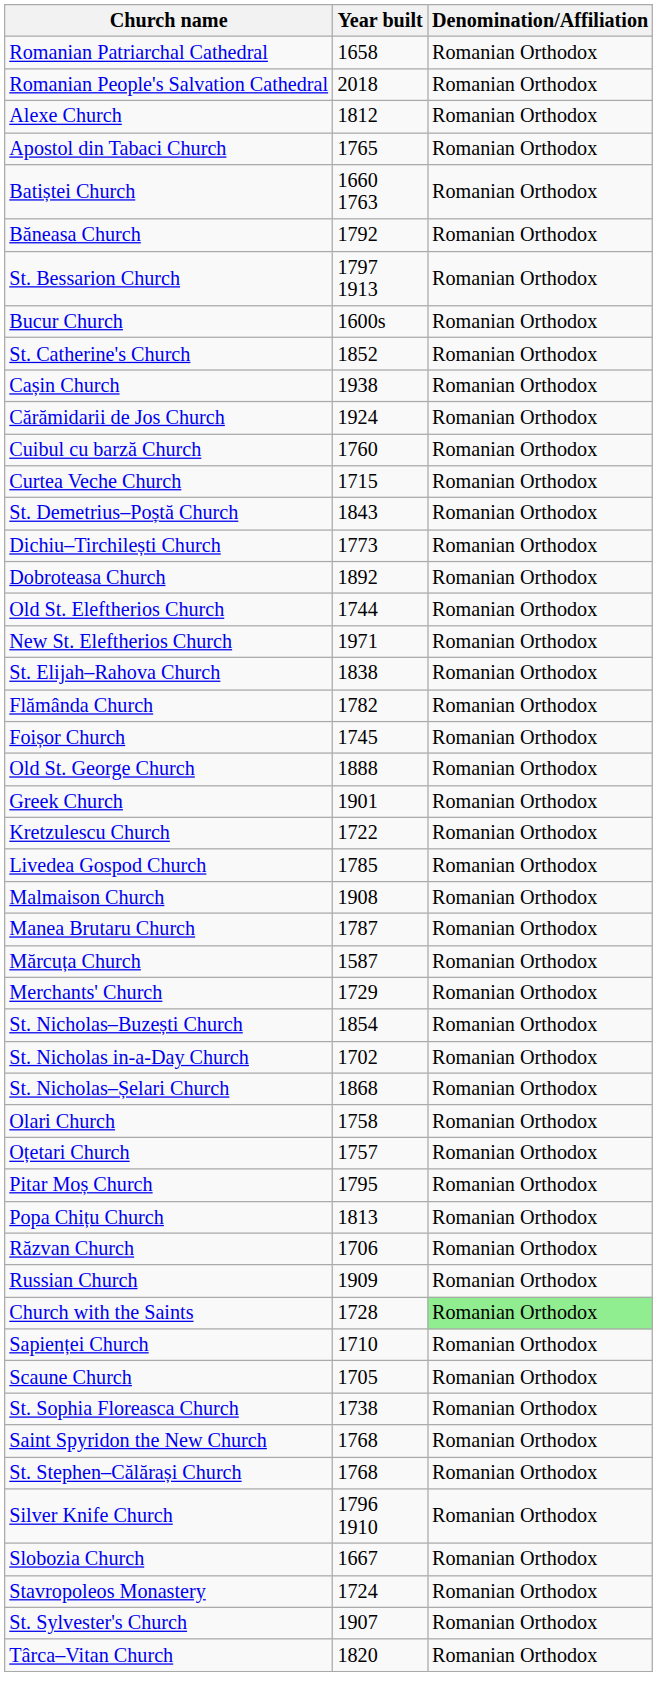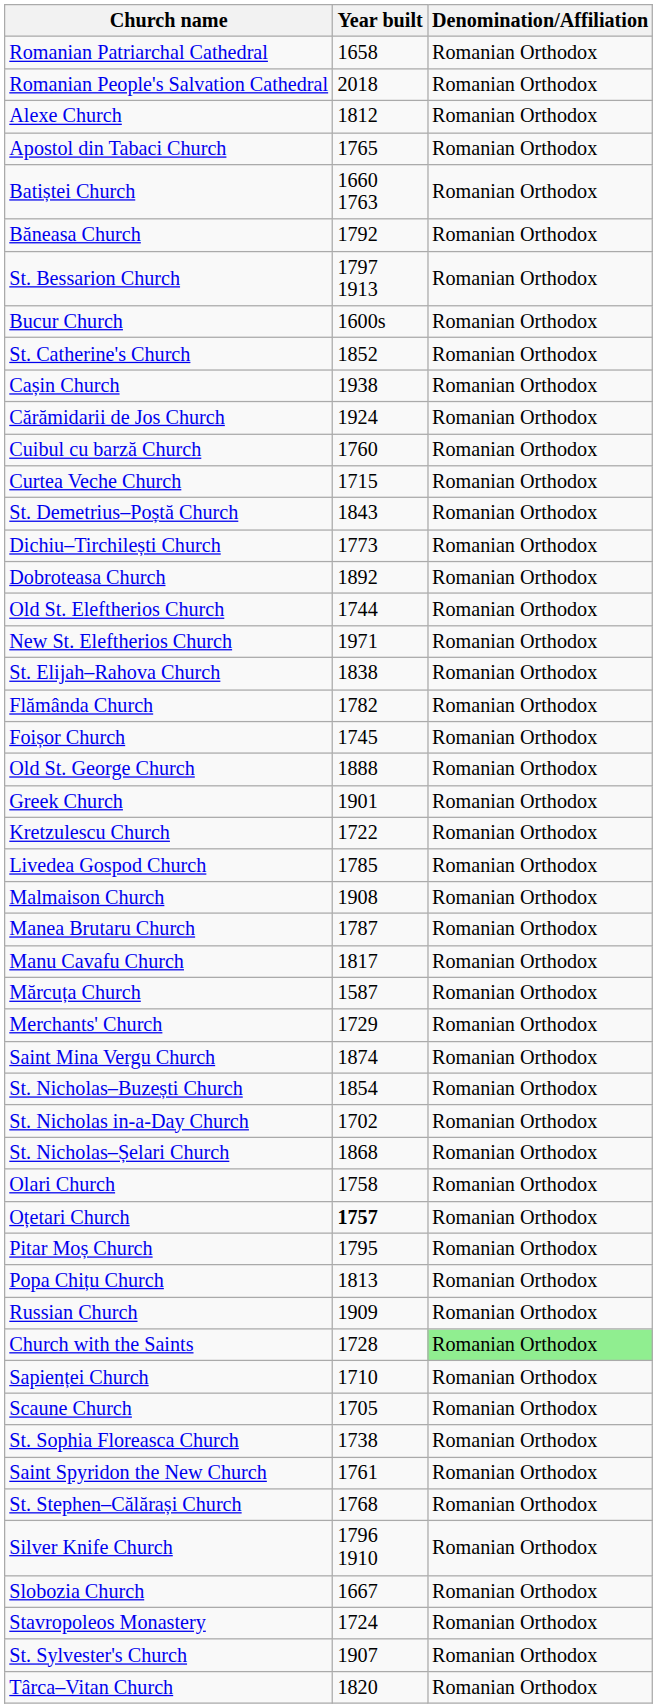+ row: (97, 961)
+ row: (112, 1056)
(358, 1152) normal -> (358, 1216) bold
- row: (72, 1248)
(358, 1440) 1768 -> (358, 1472) 1761
